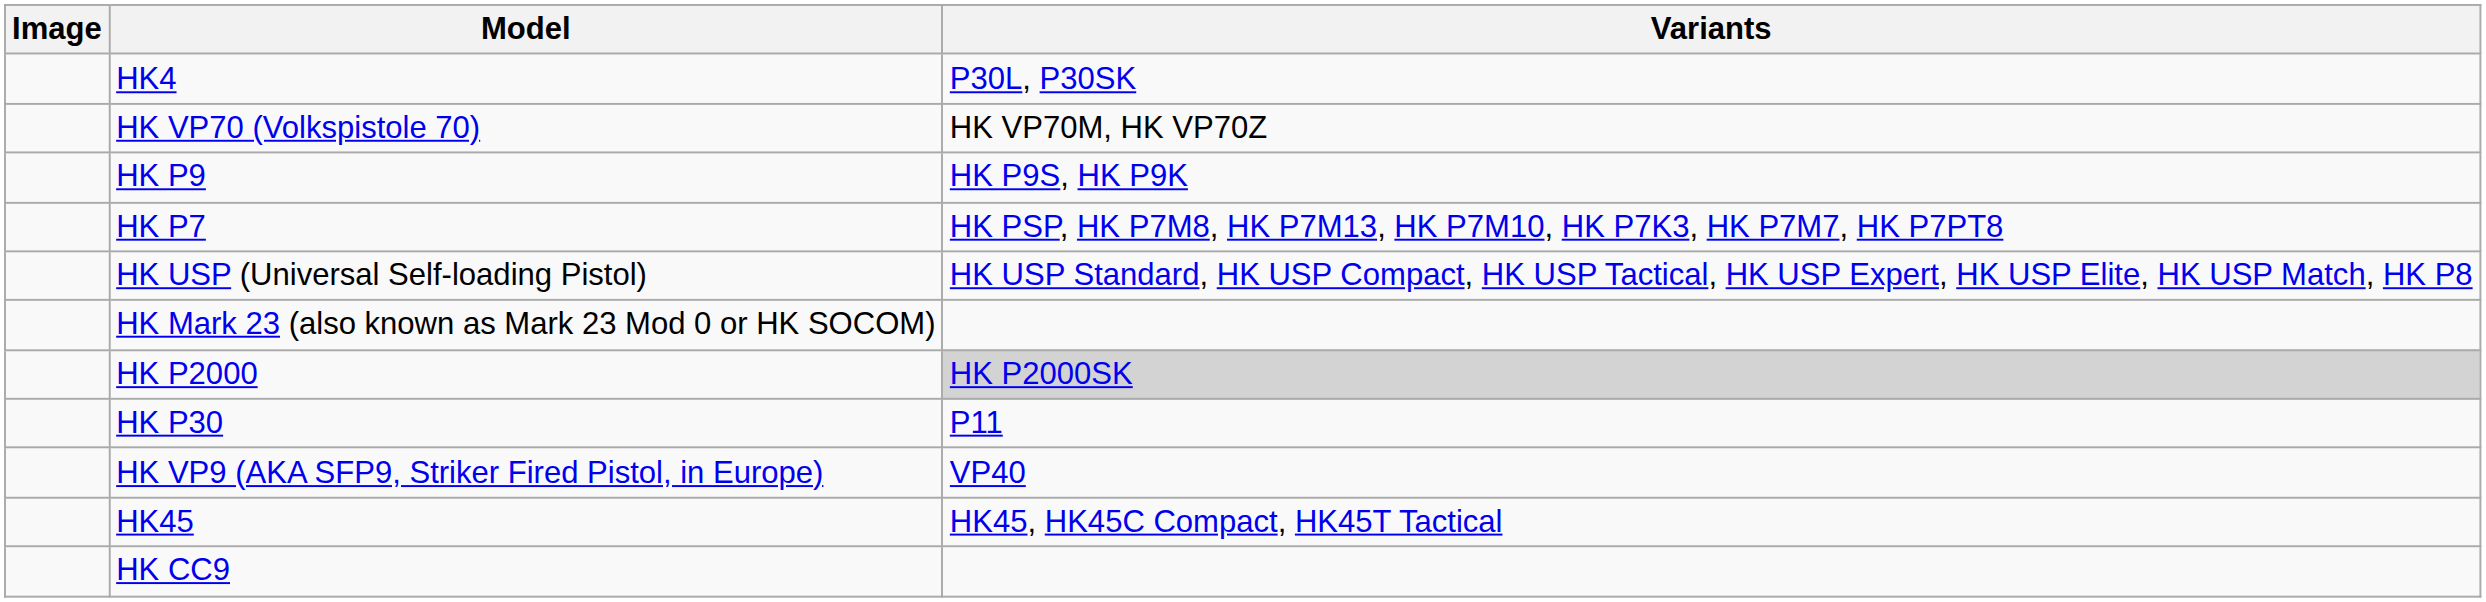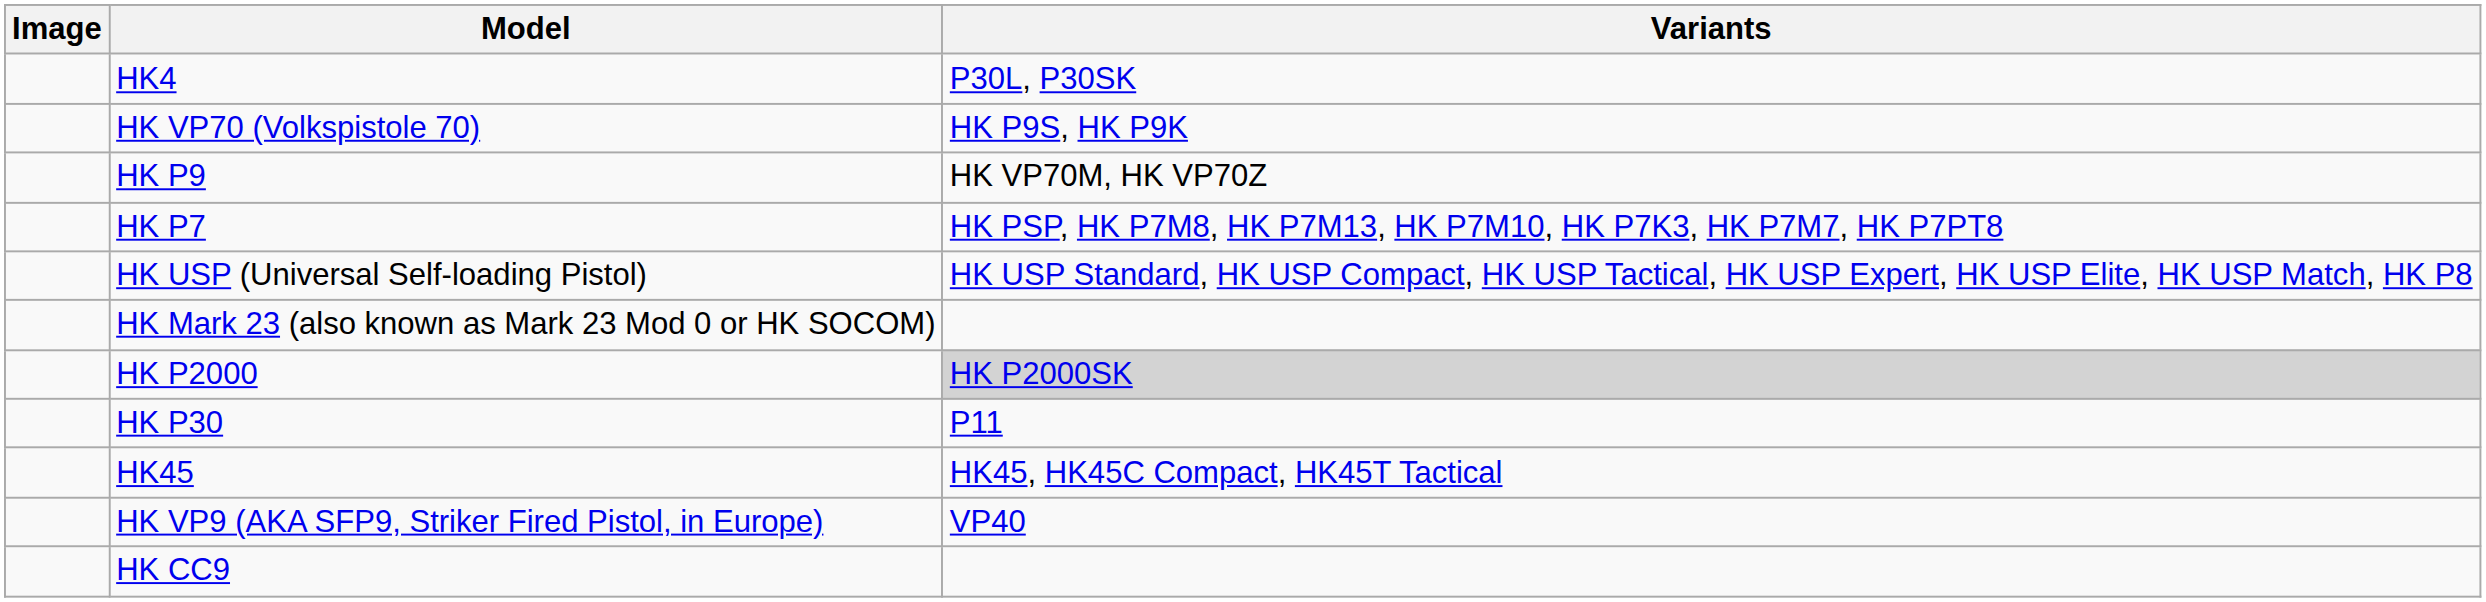(1109, 127) HK VP70M, HK VP70Z -> (1069, 127) HK P9S, HK P9K
(1069, 176) HK P9S, HK P9K -> (1109, 176) HK VP70M, HK VP70Z
rows swapped: (155, 521) <-> (470, 472)
